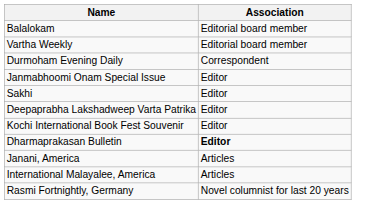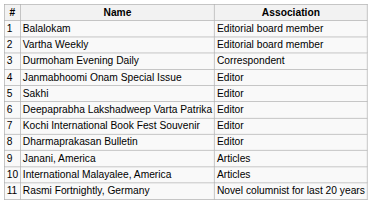+ column: (12, 12)
(216, 142) bold -> (230, 142) normal
